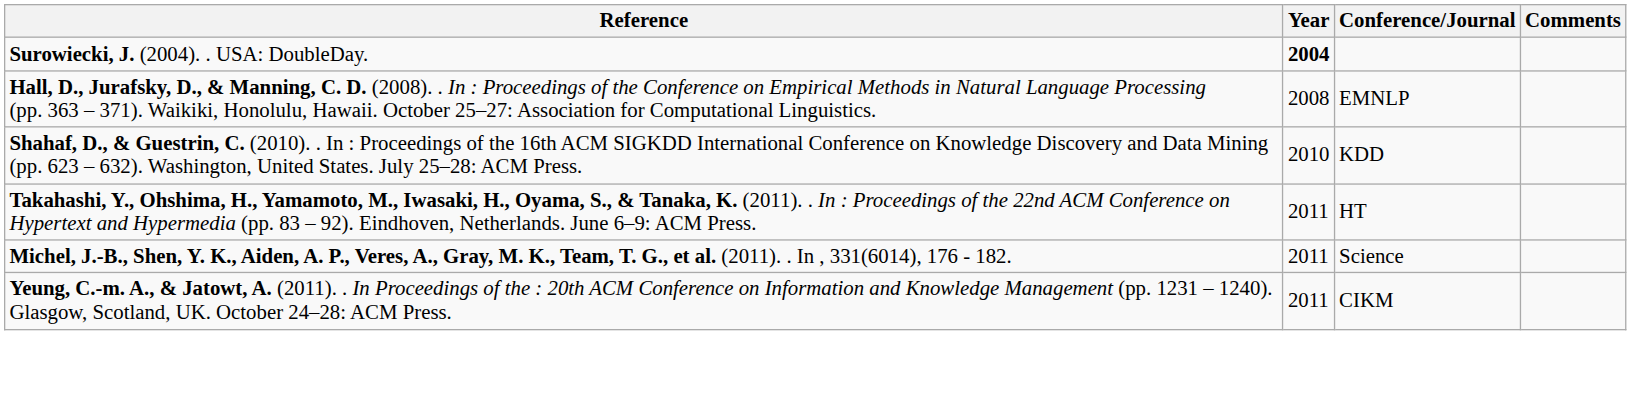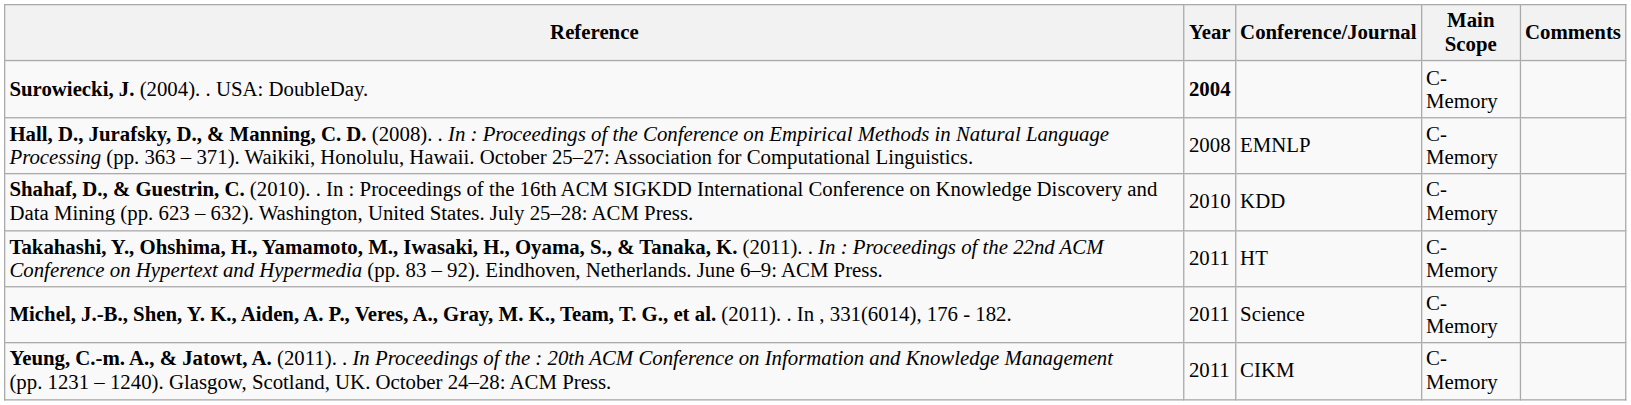+ column: (1471, 32)
